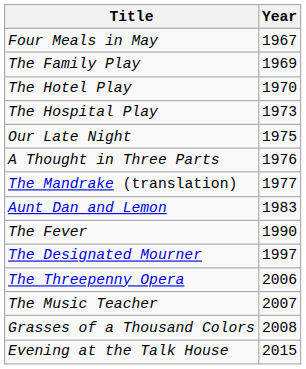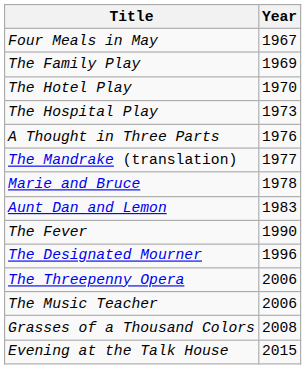- row: (70, 136)
+ row: (74, 184)
(280, 256) 1997 -> (280, 256) 1996
(280, 304) 2007 -> (280, 304) 2006
